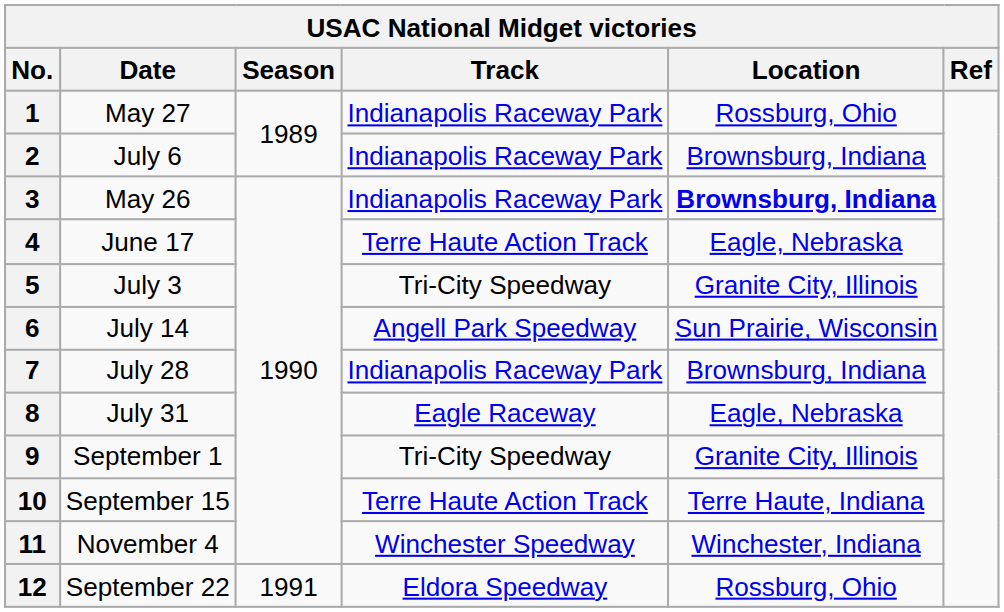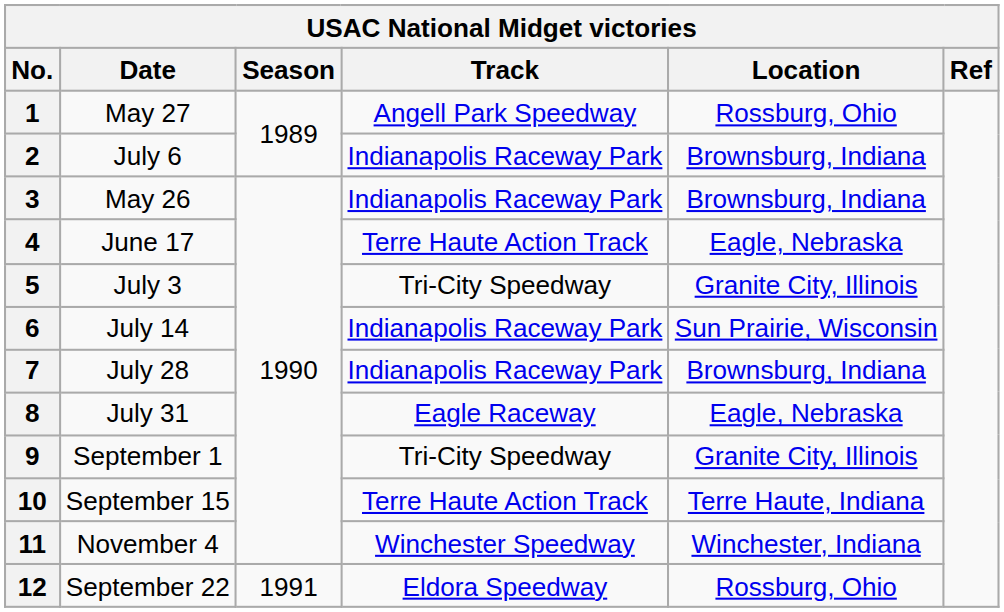(505, 112) Indianapolis Raceway Park -> (505, 112) Angell Park Speedway
(806, 198) bold -> (806, 198) normal
(505, 328) Angell Park Speedway -> (505, 328) Indianapolis Raceway Park
